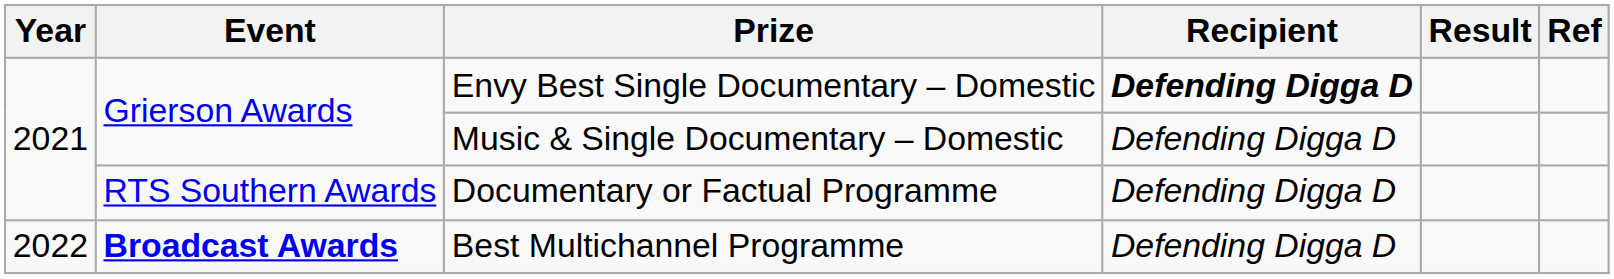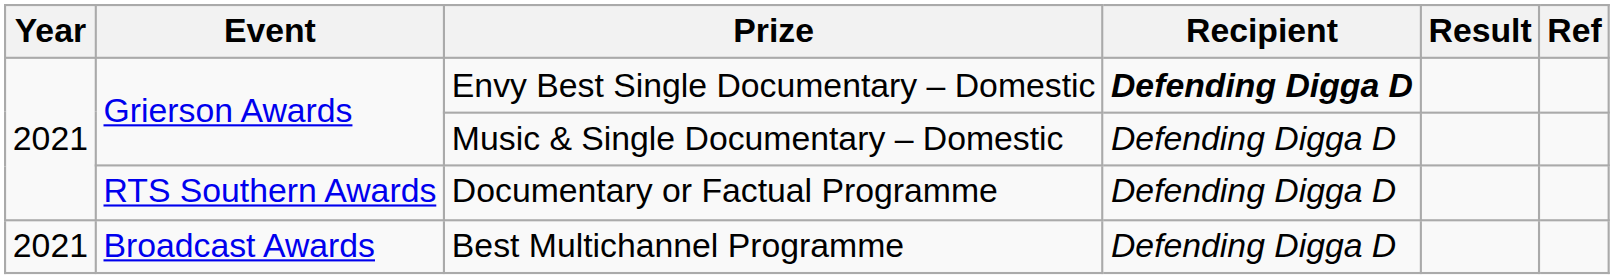(50, 245) 2022 -> (50, 245) 2021
(251, 245) bold -> (239, 245) normal
